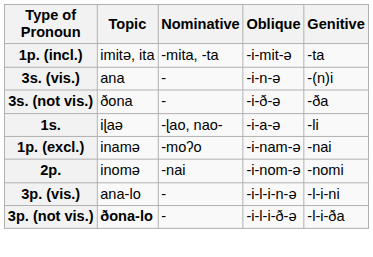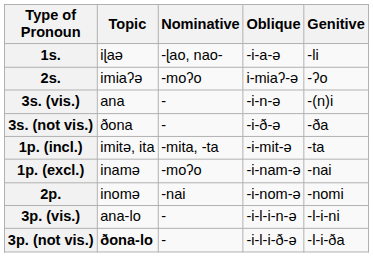rows swapped: (51, 124) <-> (51, 55)
+ row: (51, 78)
